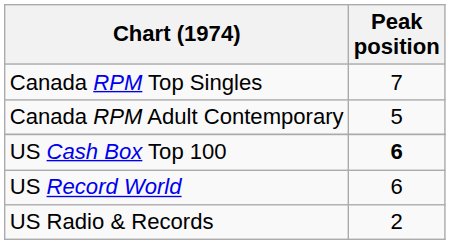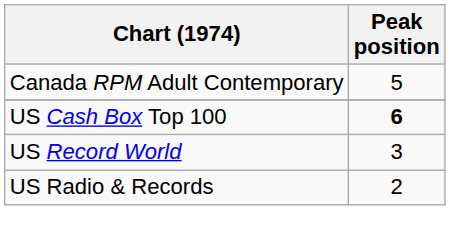- row: (136, 81)
(397, 186) 6 -> (397, 151) 3
